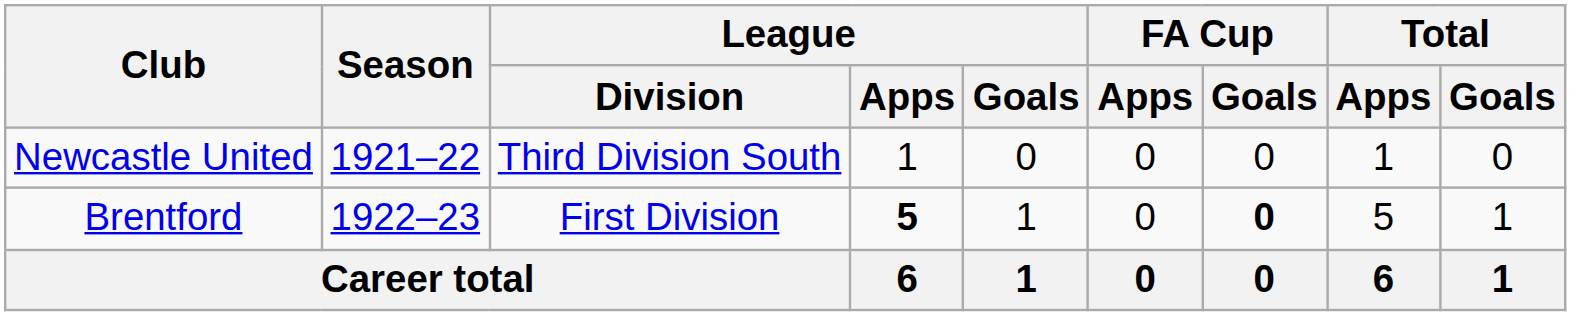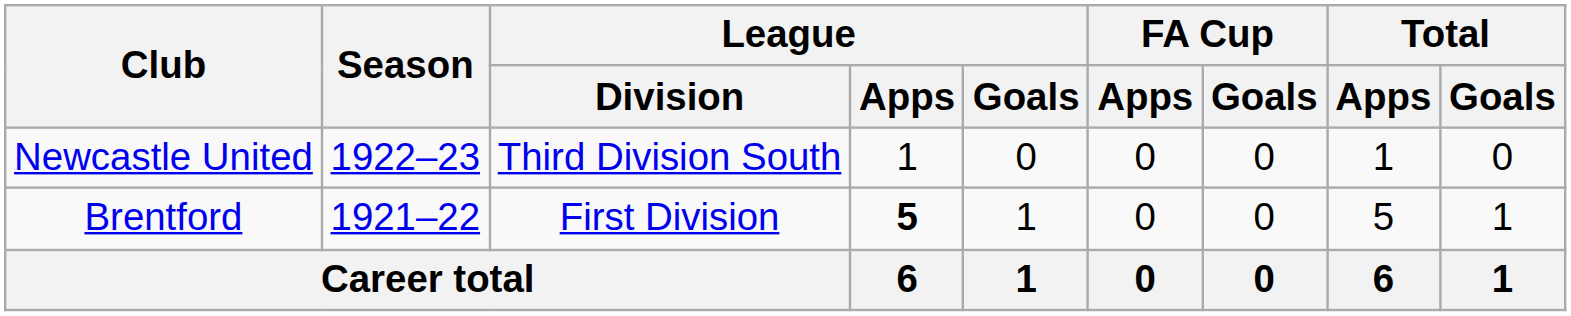(405, 156) 1921–22 -> (405, 156) 1922–23
(405, 217) 1922–23 -> (405, 217) 1921–22
(1264, 217) bold -> (1264, 217) normal
